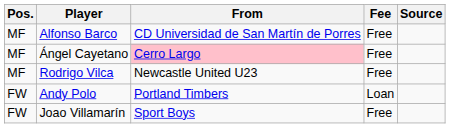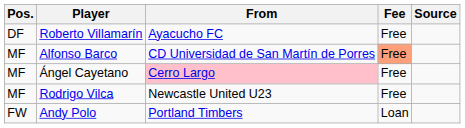+ row: (91, 34)
(379, 34) no background -> (394, 53) lightsalmon background
- row: (82, 113)
